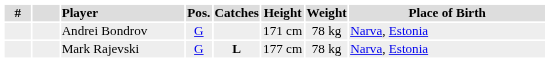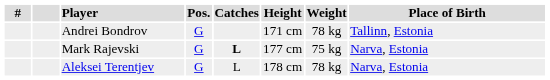(389, 31) Narva, Estonia -> (392, 31) Tallinn, Estonia
(327, 49) 78 kg -> (327, 49) 75 kg
+ row: (108, 67)
